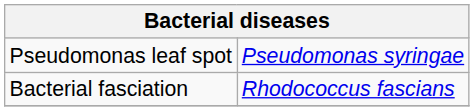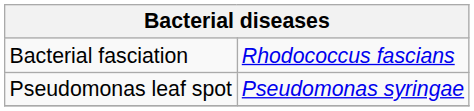rows swapped: (99, 88) <-> (121, 55)
